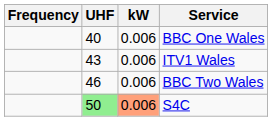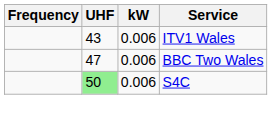- row: (214, 37)
(93, 82) 46 -> (93, 60) 47
(138, 104) lightsalmon background -> (138, 82) no background
